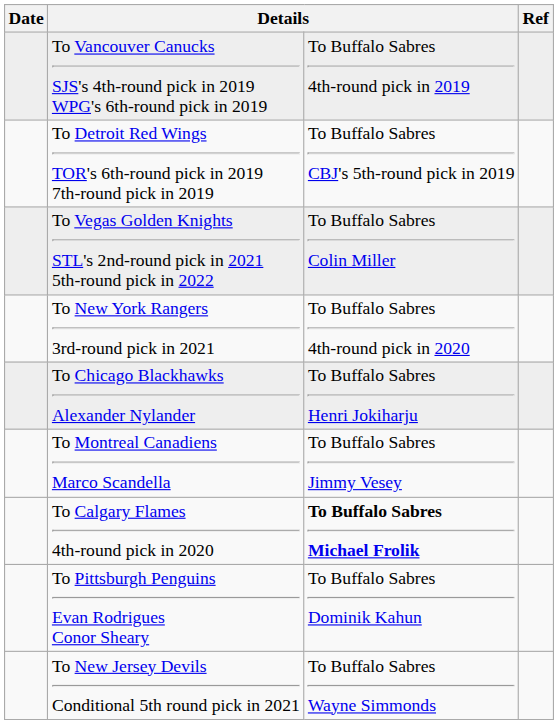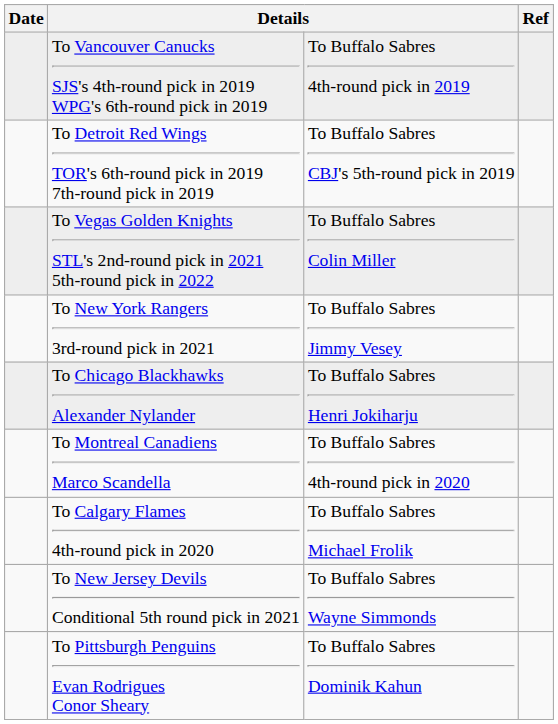(411, 328) To Buffalo Sabres 4th-round pick in 2020 -> (411, 328) To Buffalo Sabres Jimmy Vesey
(411, 463) To Buffalo Sabres Jimmy Vesey -> (411, 463) To Buffalo Sabres 4th-round pick in 2020
(411, 530) bold -> (411, 530) normal
rows swapped: (176, 608) <-> (176, 685)
